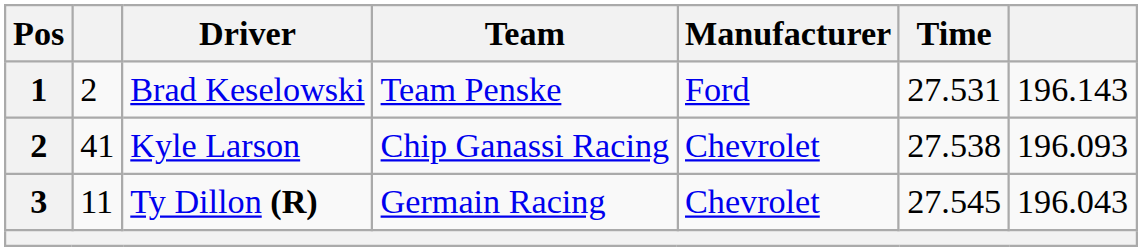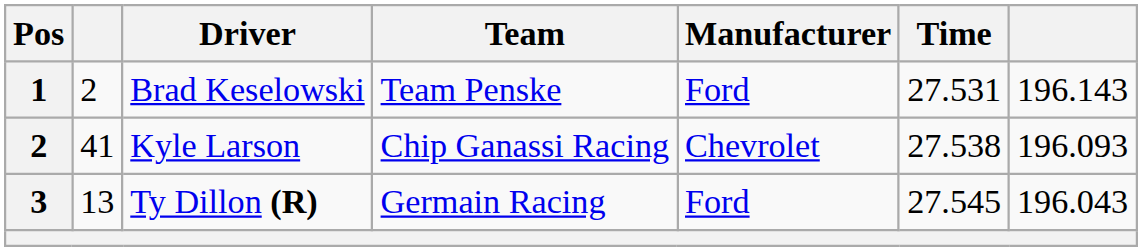(97, 202) 11 -> (97, 202) 13
(752, 202) Chevrolet -> (717, 202) Ford
